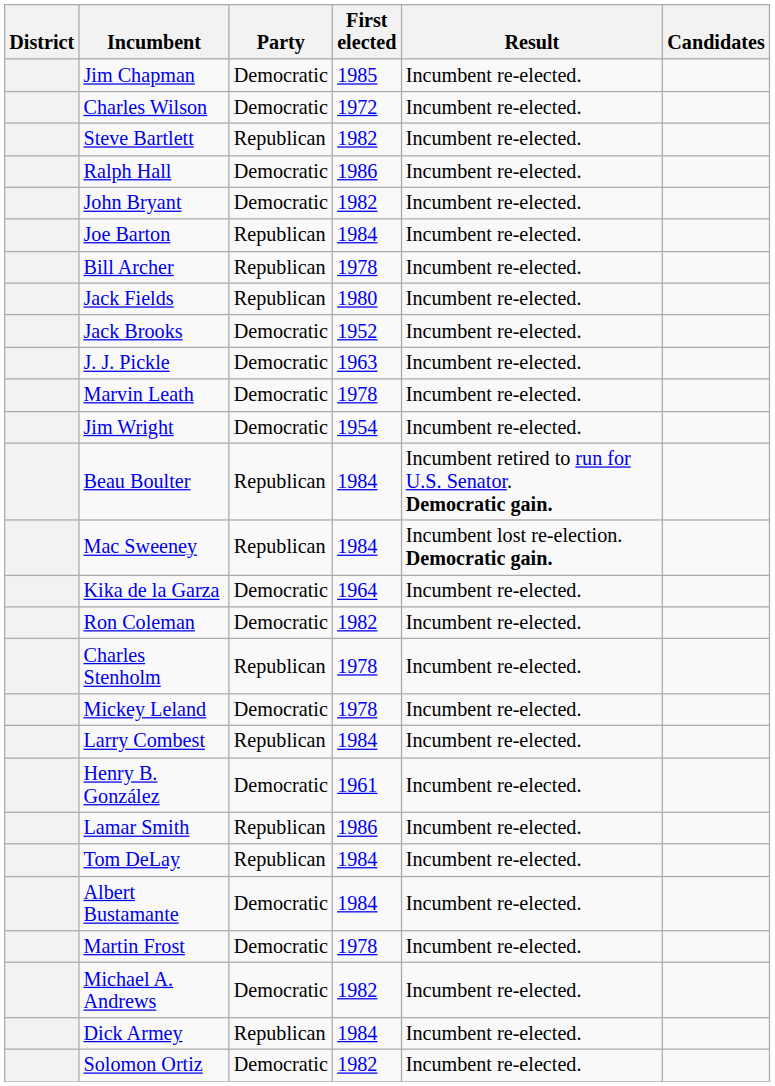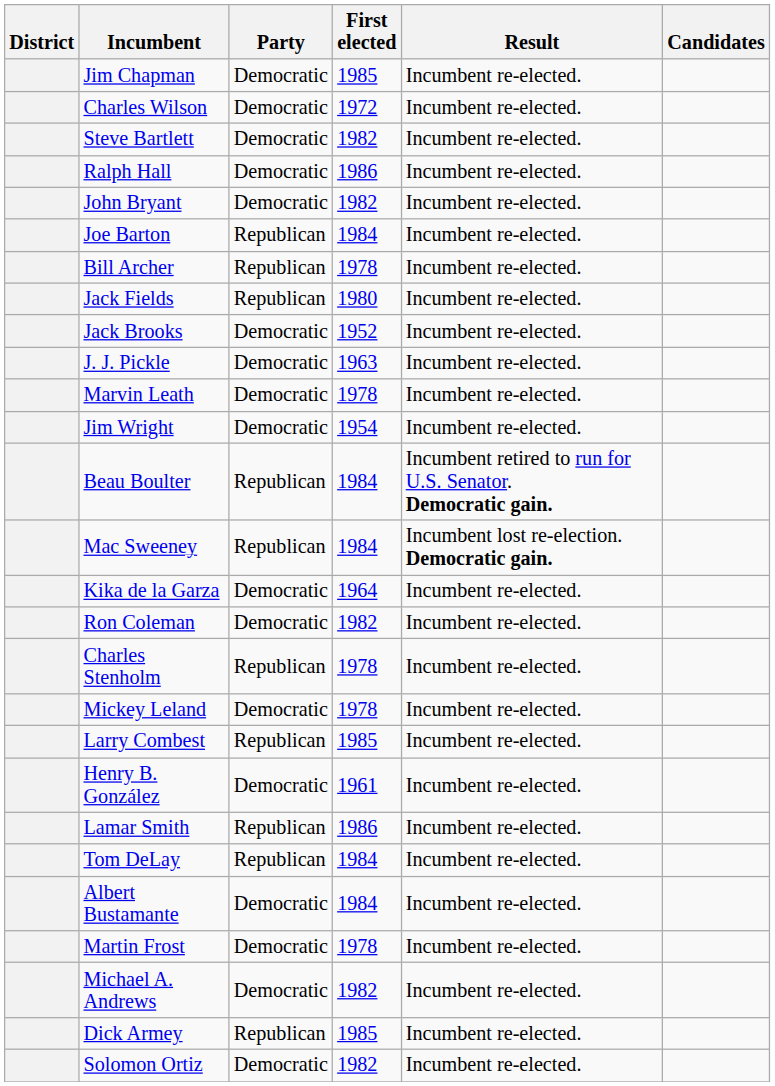(280, 139) Republican -> (281, 139) Democratic
(357, 741) 1984 -> (357, 741) 1985
(357, 1033) 1984 -> (357, 1033) 1985
